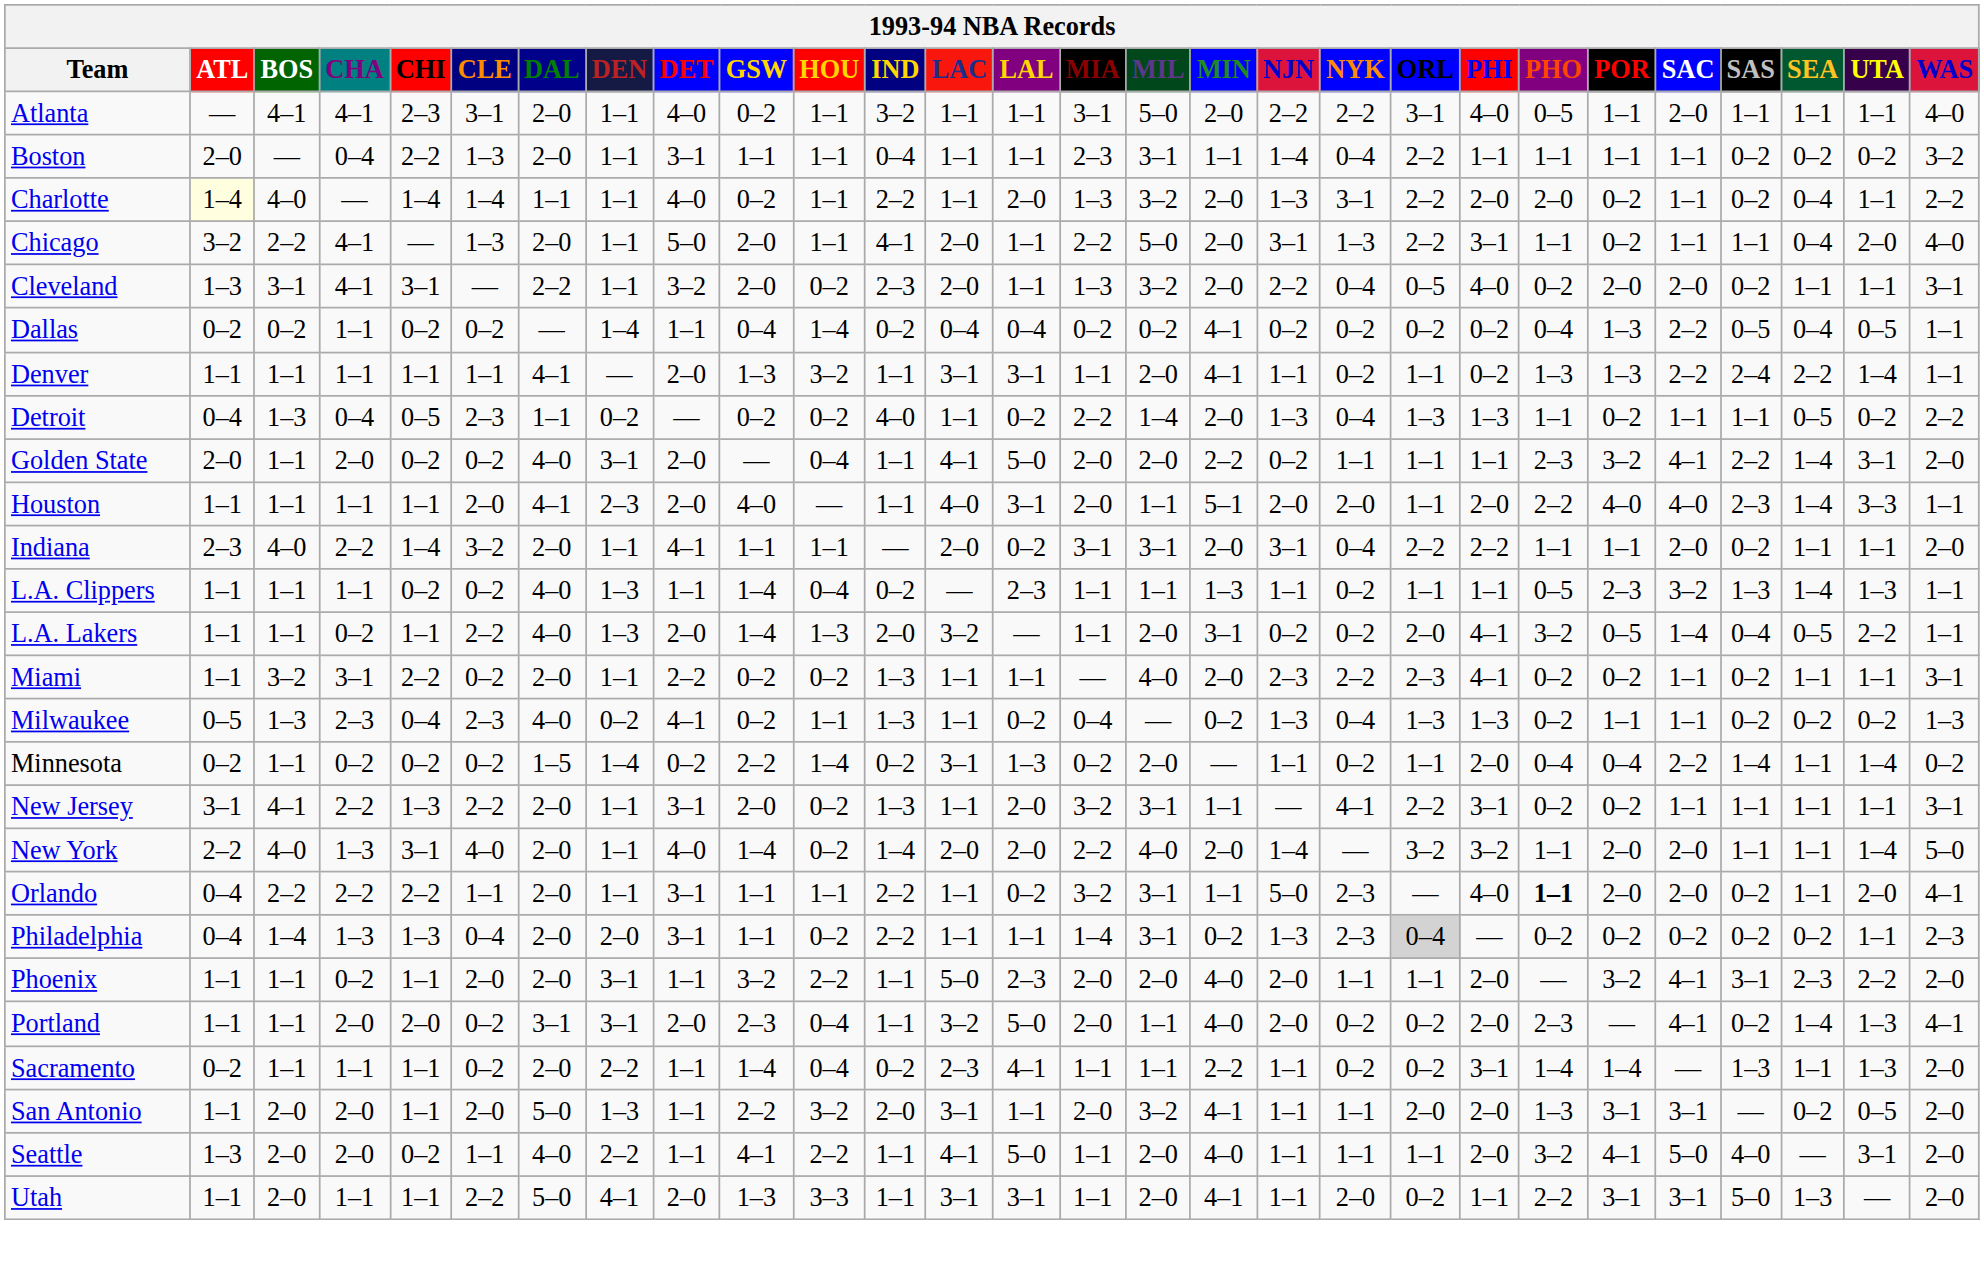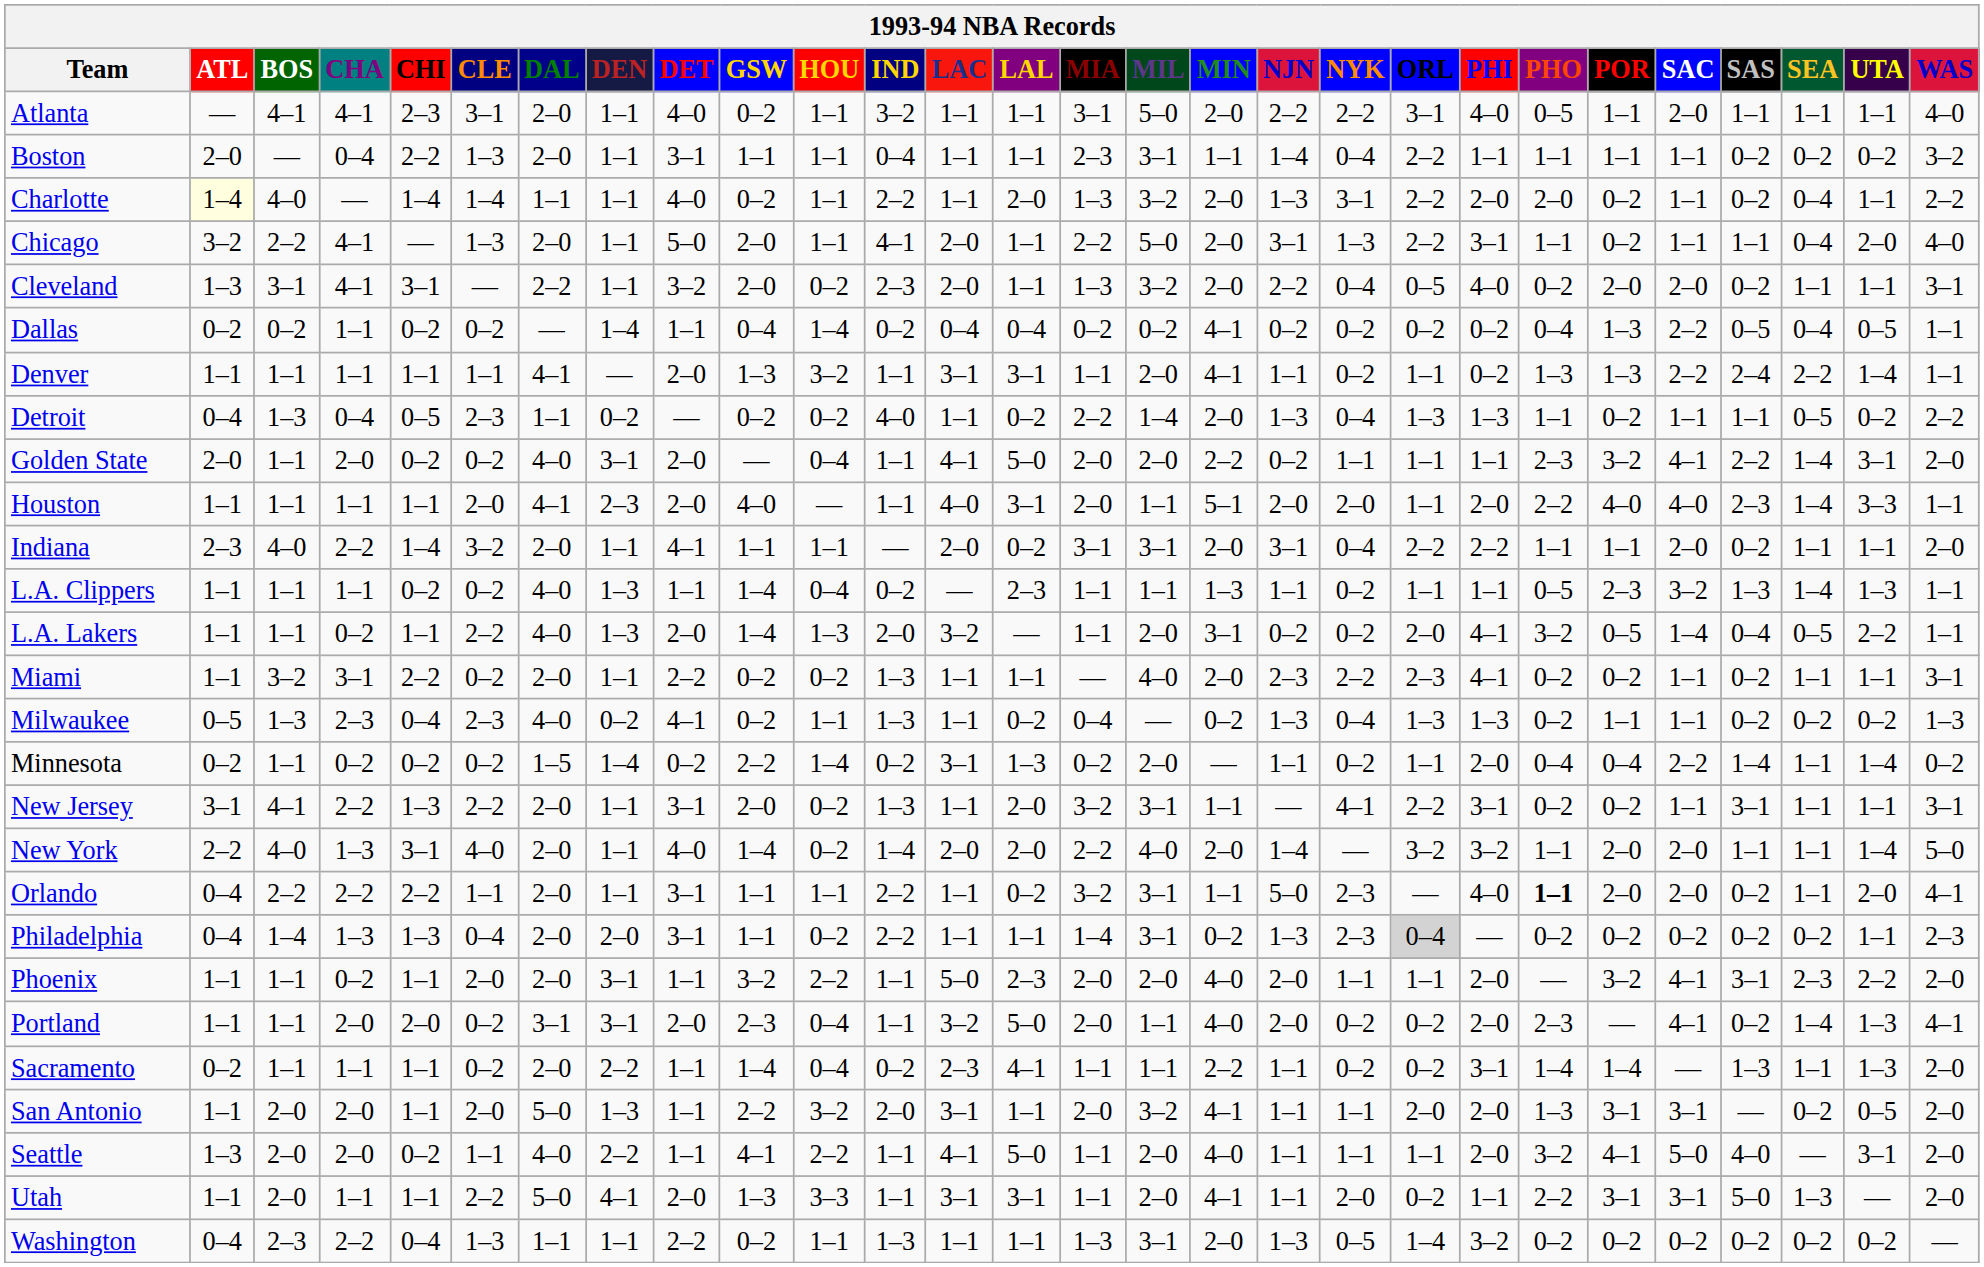(1751, 806) 1–1 -> (1751, 806) 3–1
+ row: (73, 1240)
